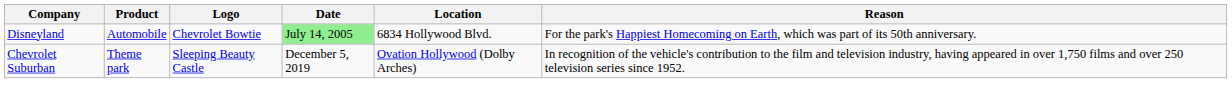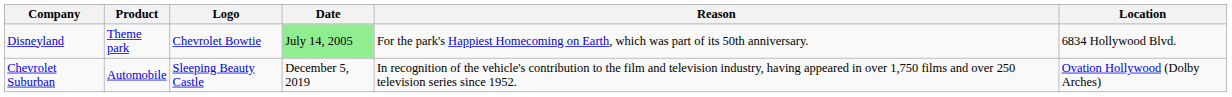columns swapped: (458, 14) <-> (884, 14)
(137, 34) Automobile -> (124, 41) Theme park
(124, 61) Theme park -> (137, 75) Automobile
